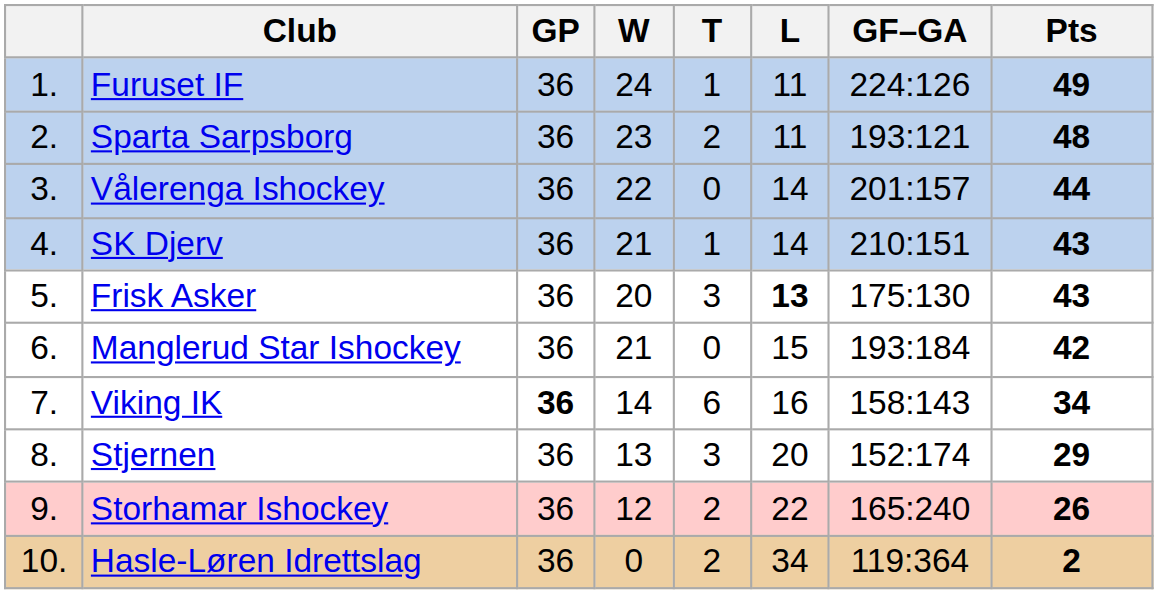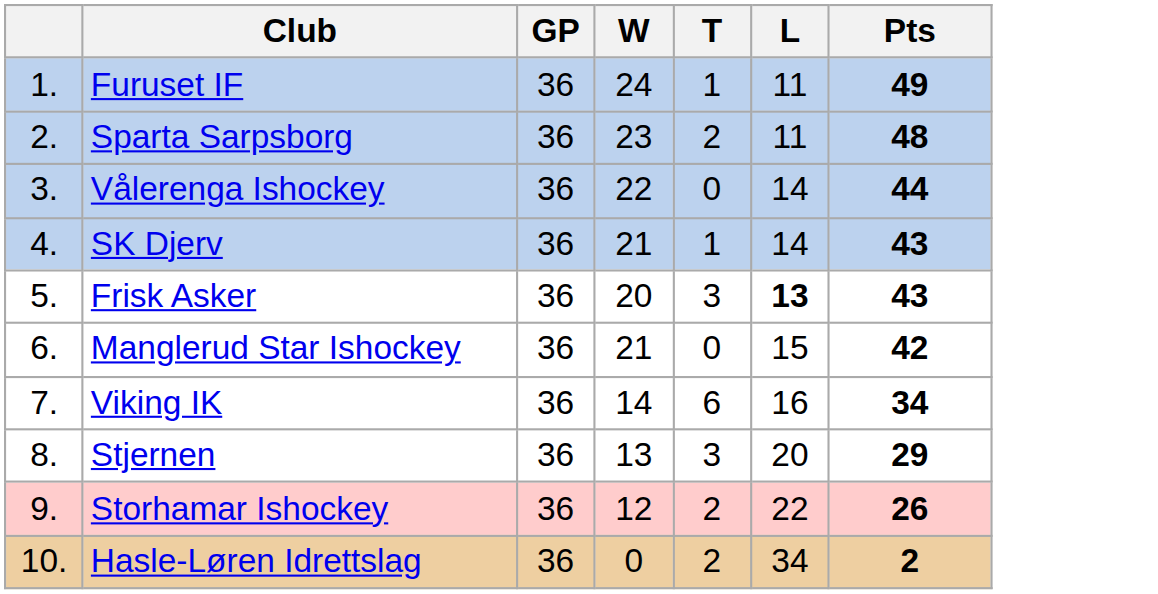- column: (910, 31)
(556, 402) bold -> (556, 402) normal
